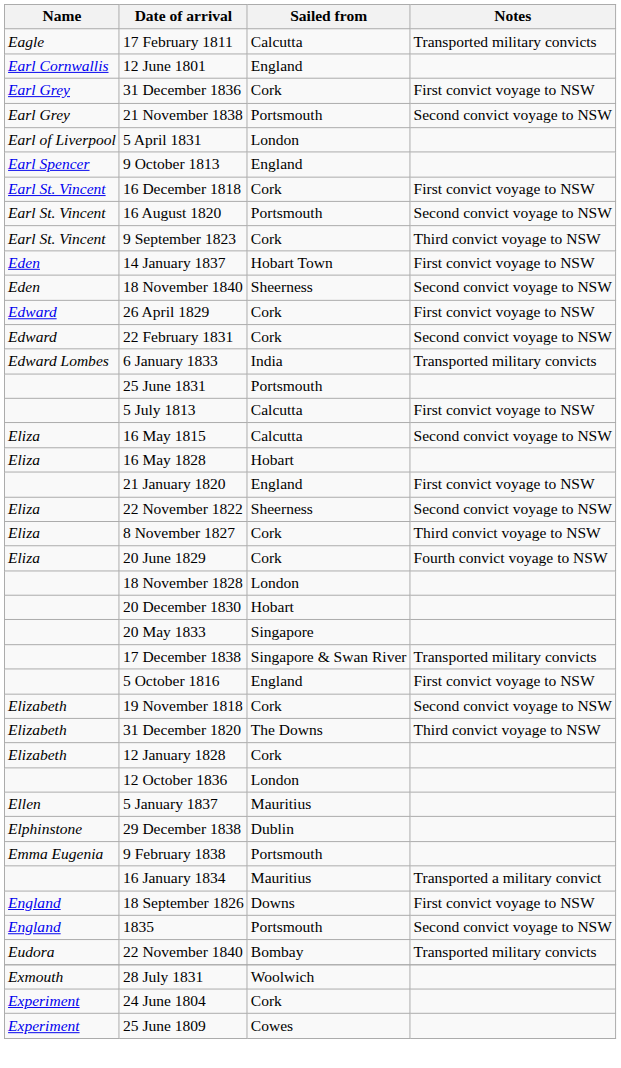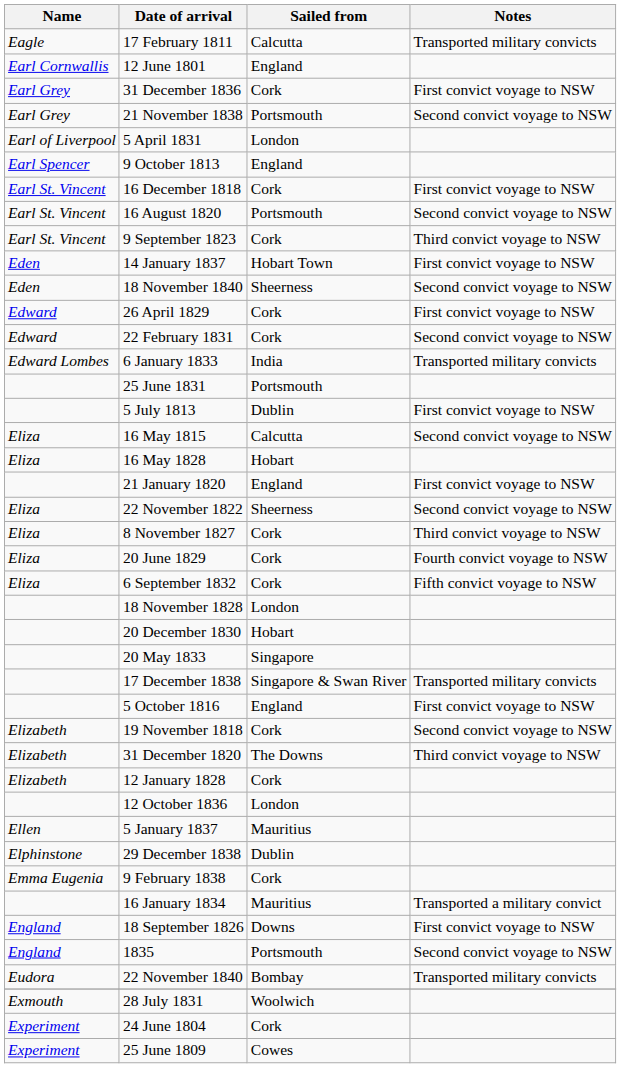(277, 410) Calcutta -> (272, 410) Dublin
+ row: (179, 582)
(287, 853) Portsmouth -> (266, 878) Cork
